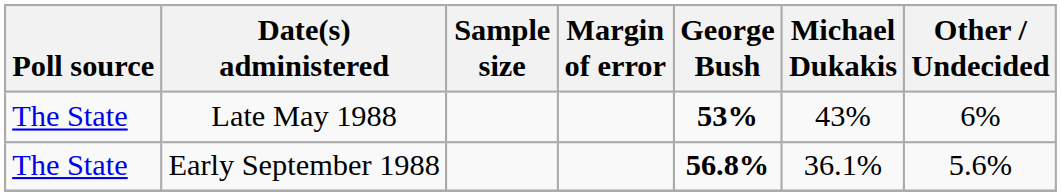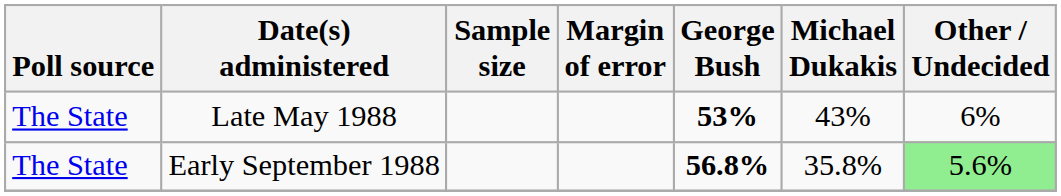(843, 166) 36.1% -> (843, 166) 35.8%
(980, 166) no background -> (980, 166) lightgreen background
